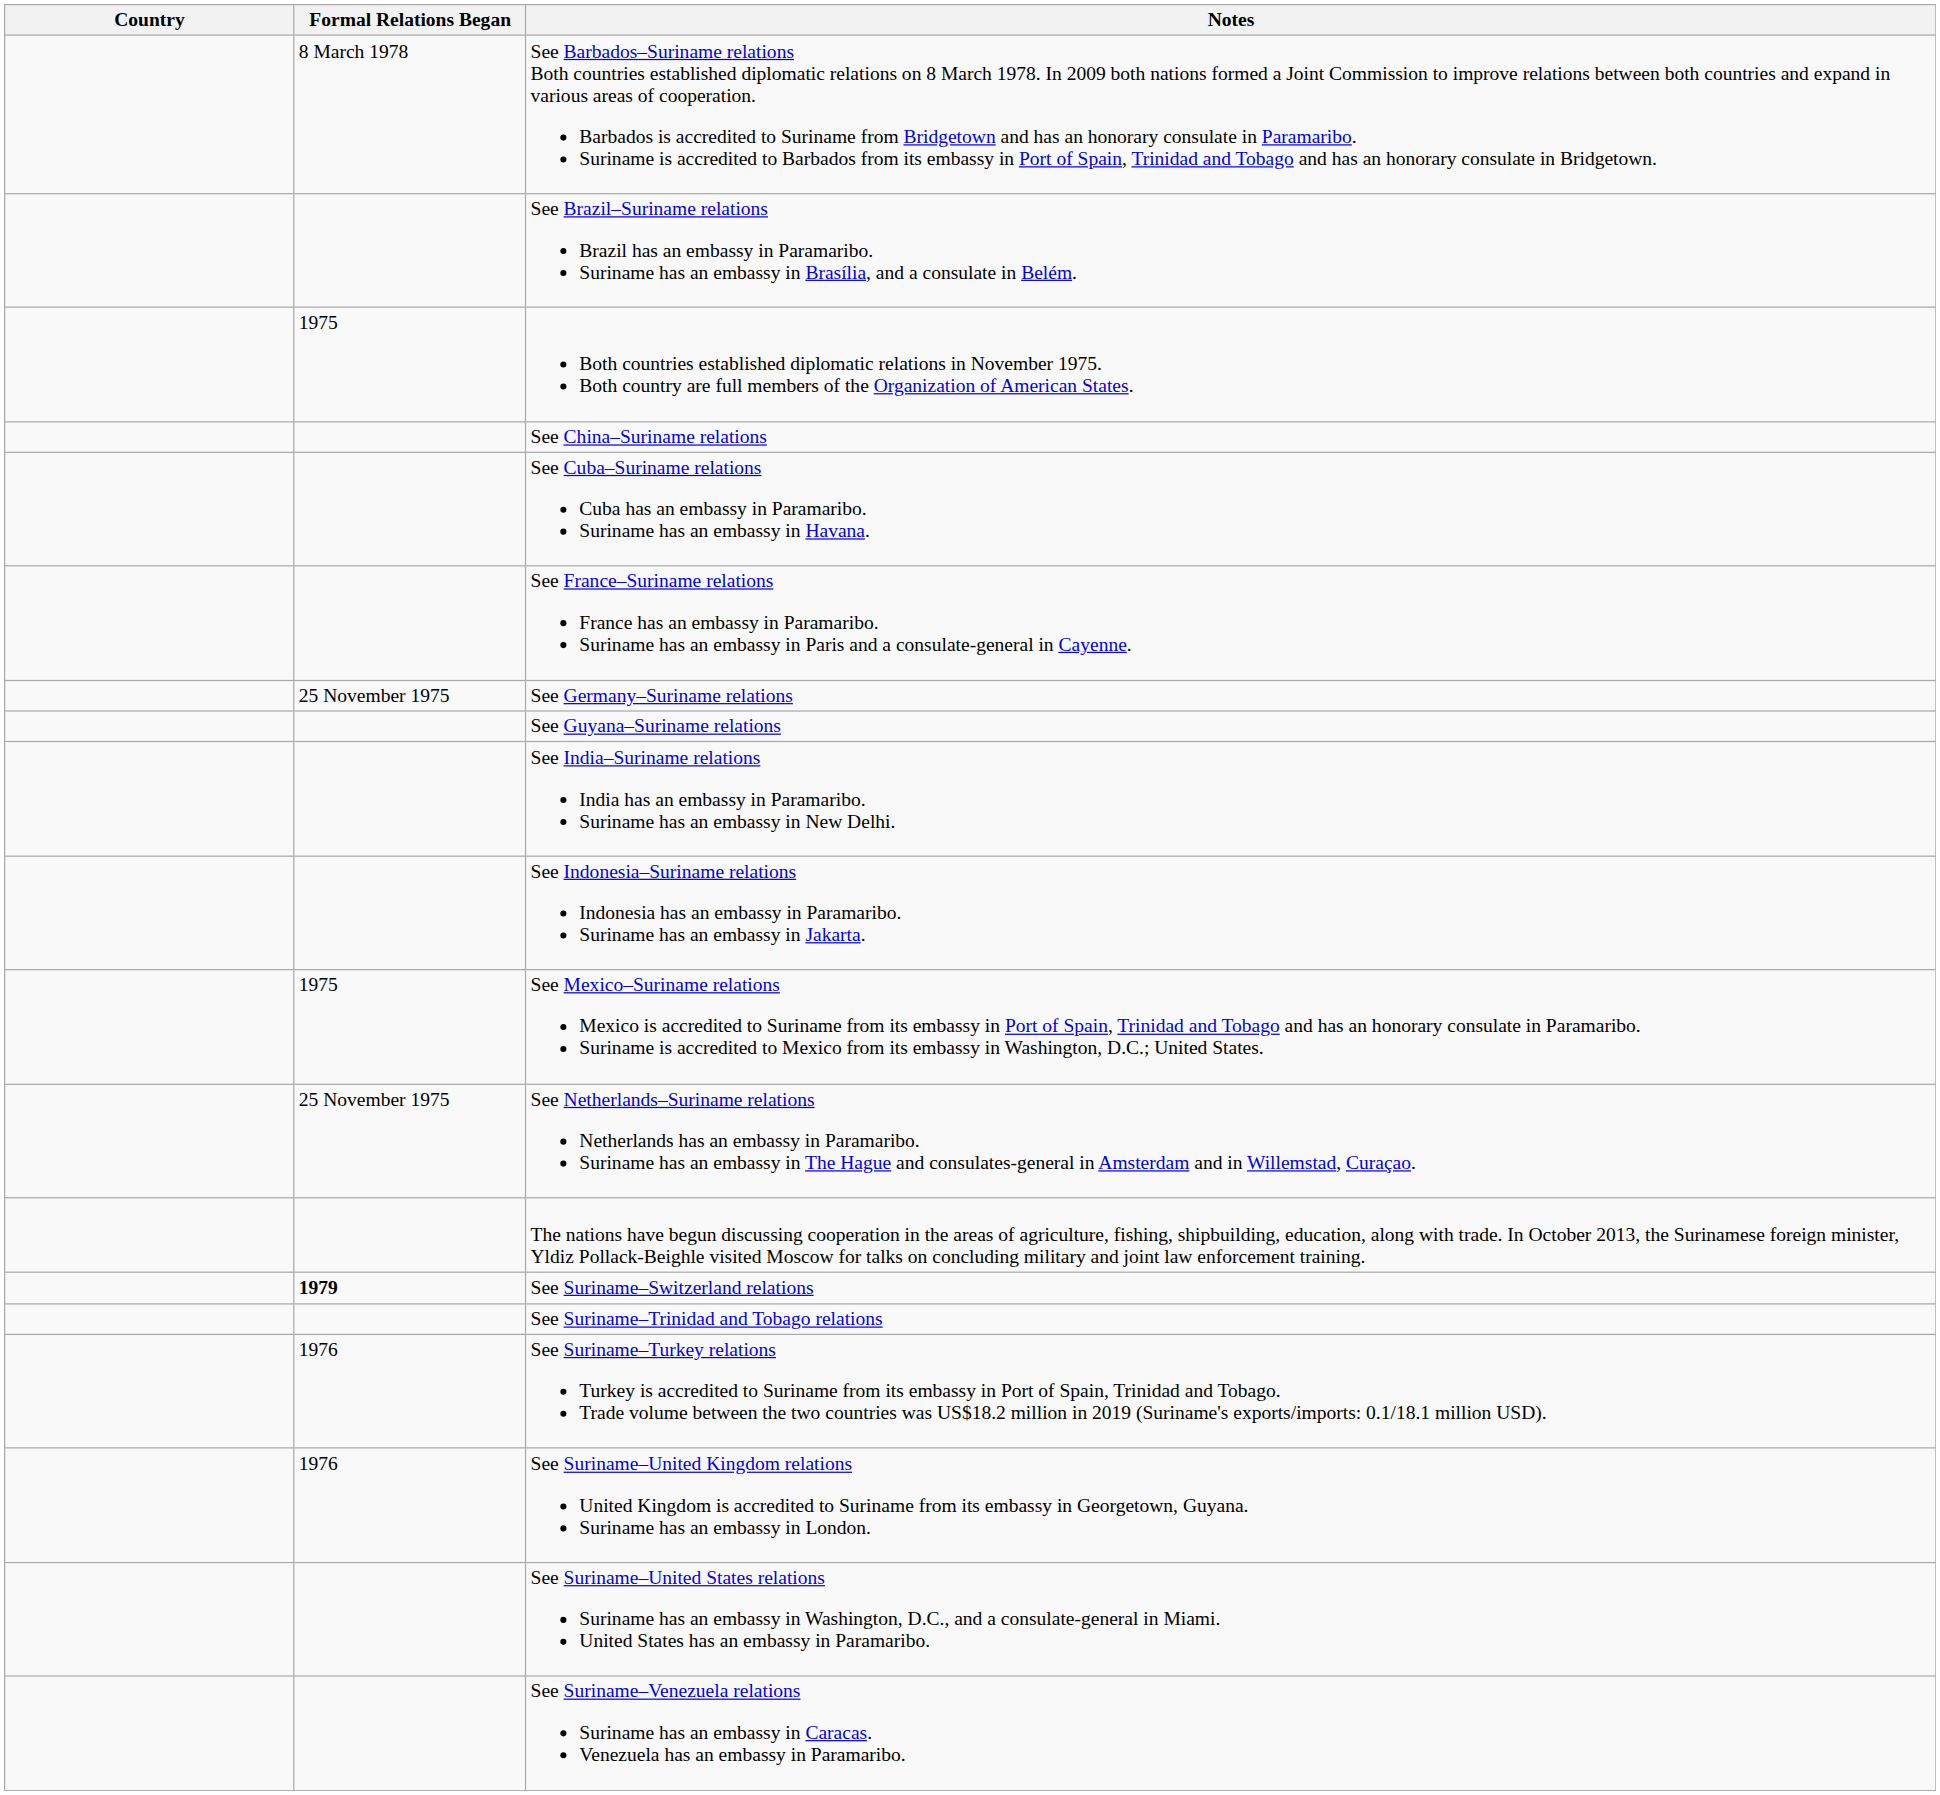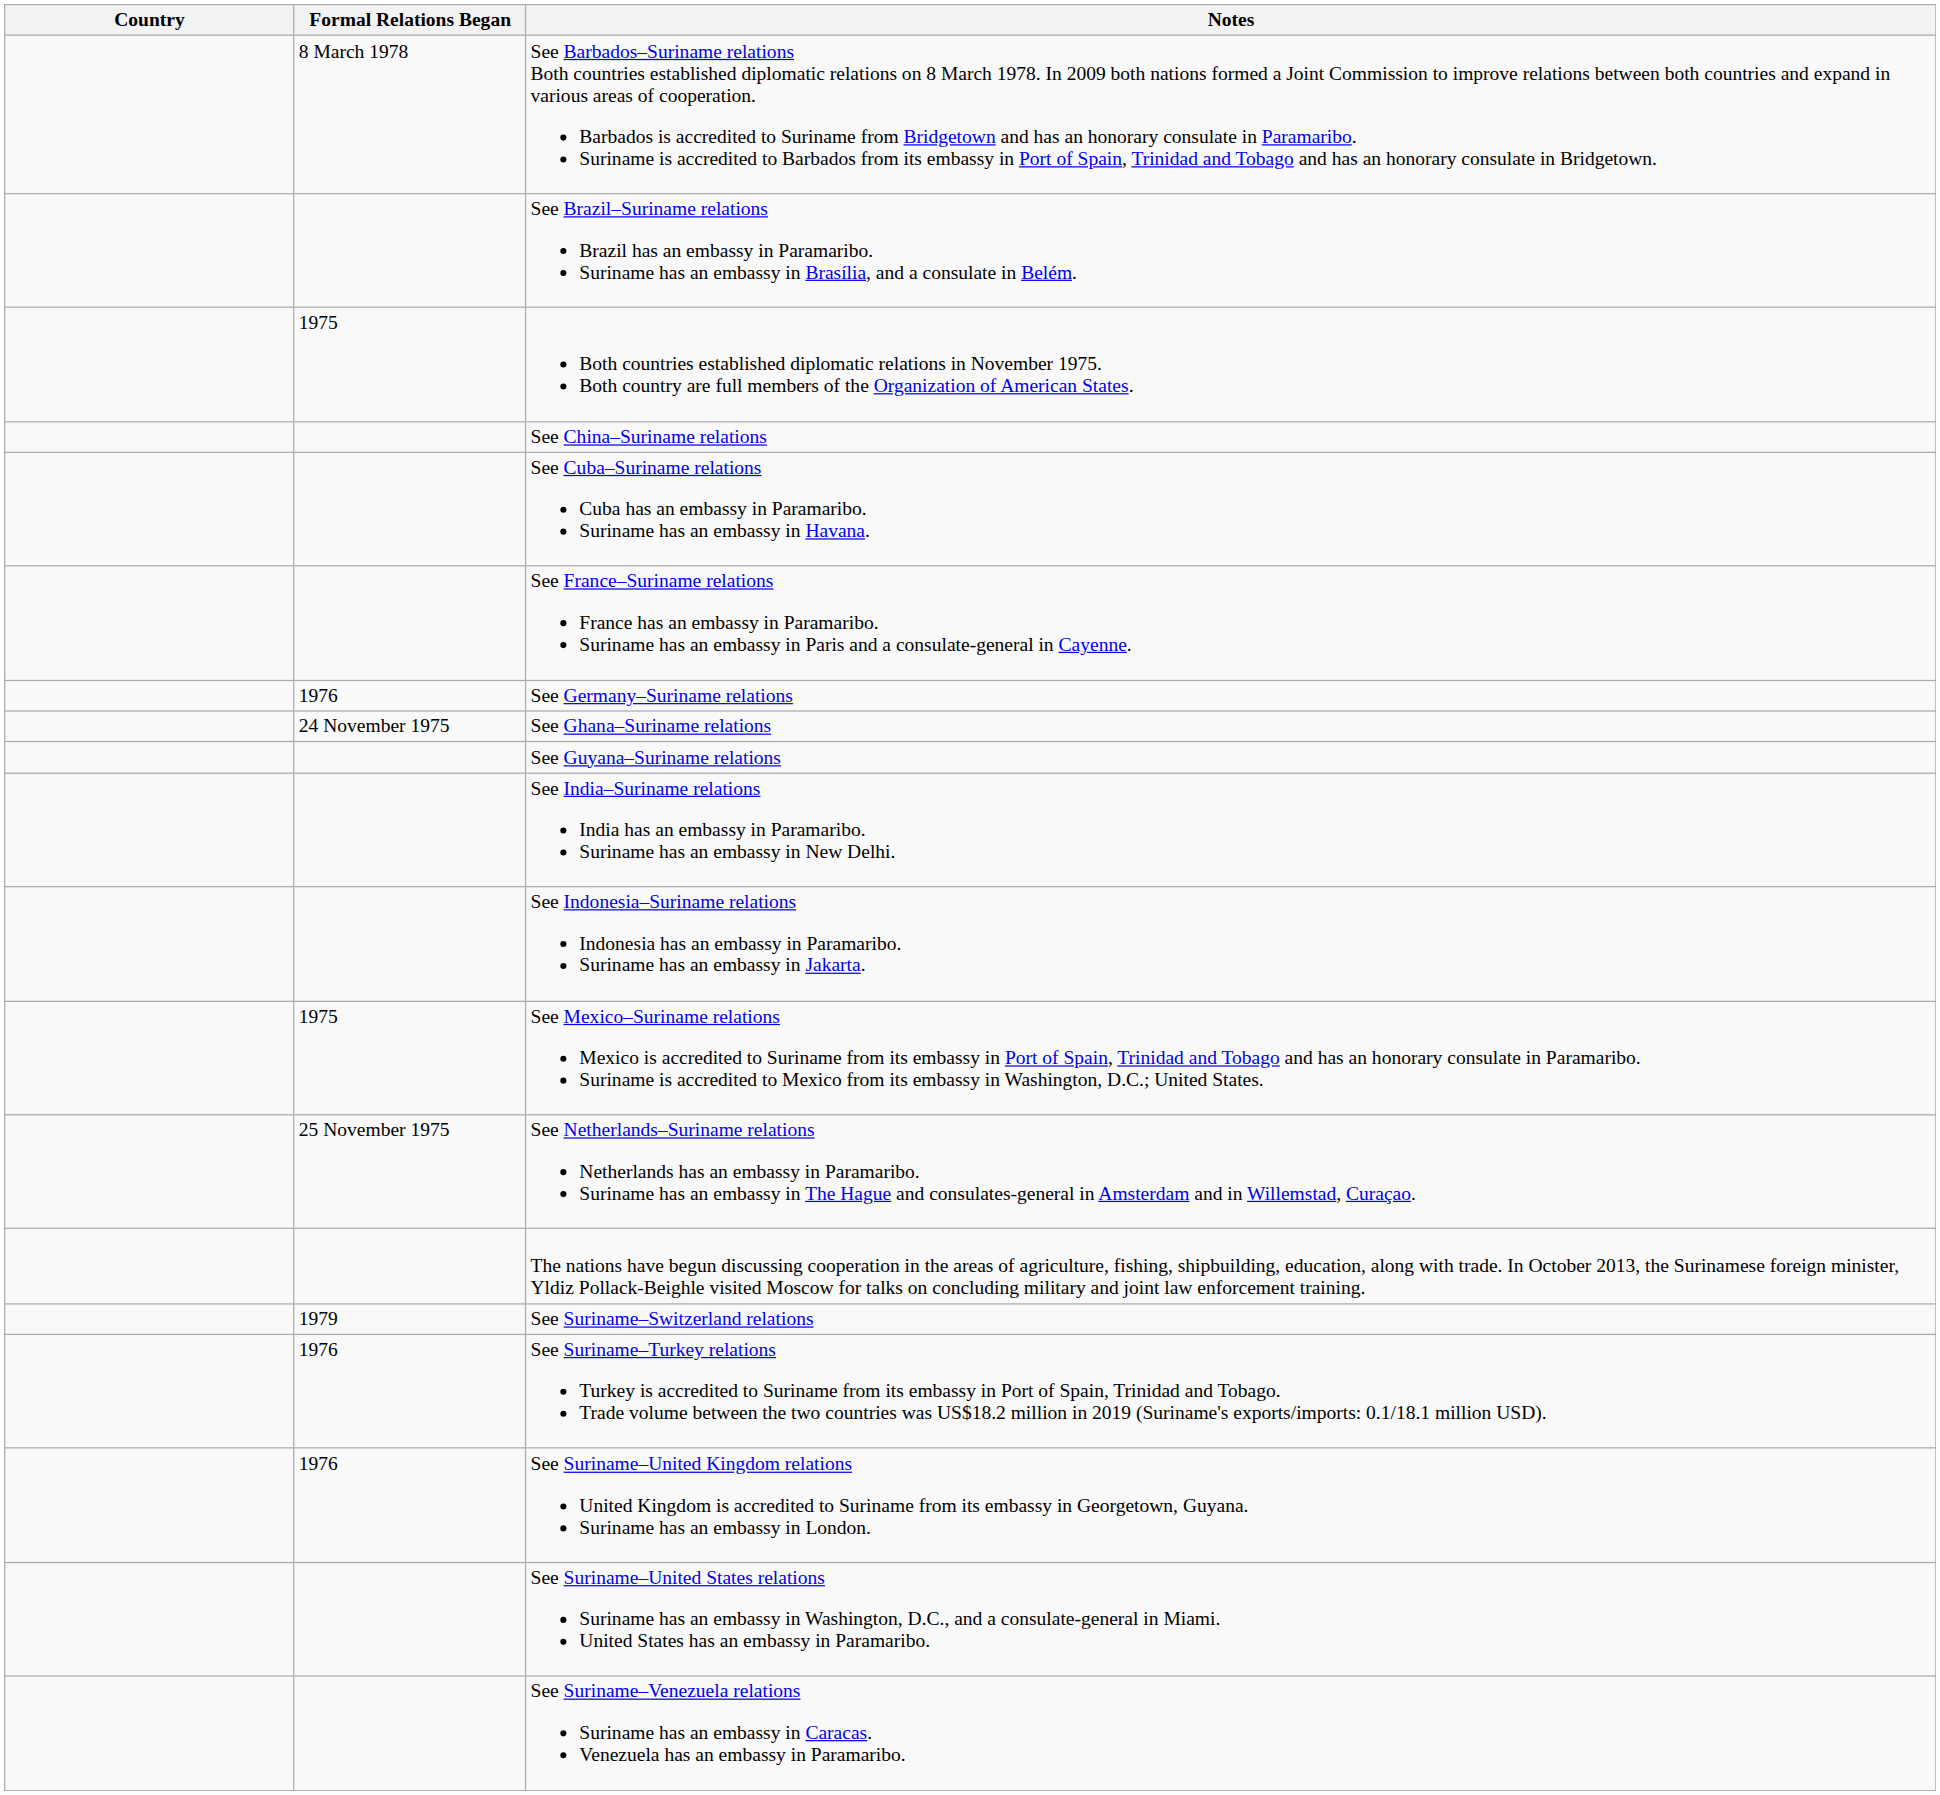(374, 695) 25 November 1975 -> (318, 695) 1976
+ row: (651, 726)
(318, 1287) bold -> (318, 1318) normal
- row: (707, 1318)
